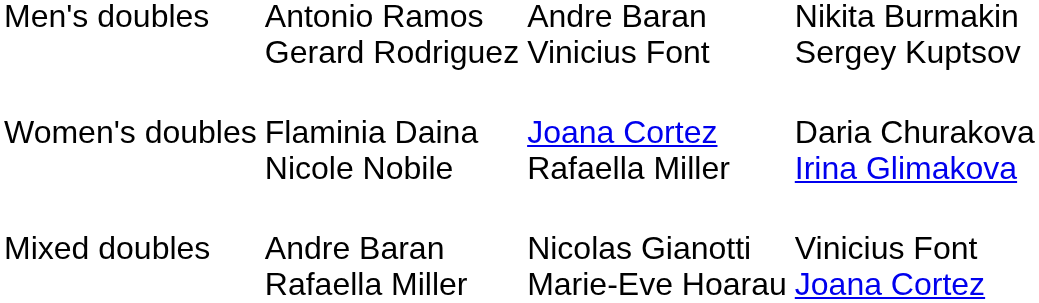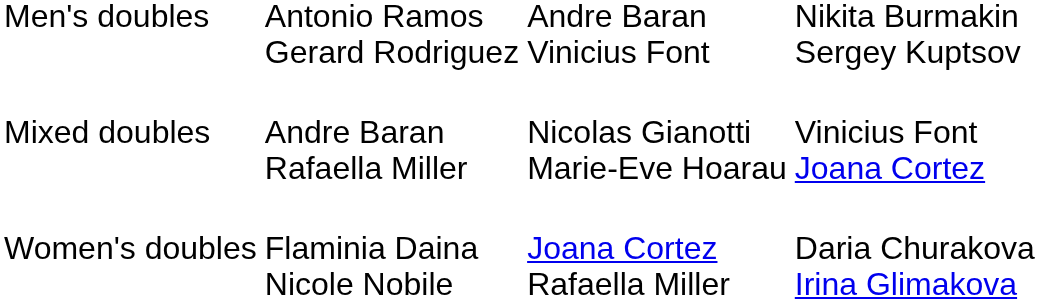rows swapped: (130, 132) <-> (107, 248)
